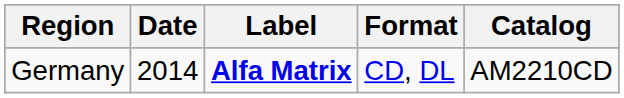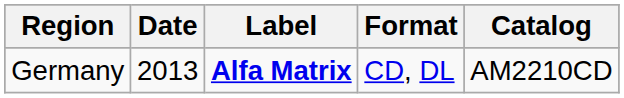(168, 69) 2014 -> (168, 69) 2013
